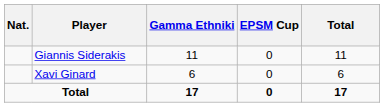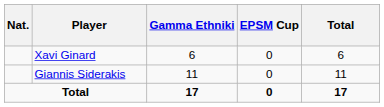rows swapped: (80, 55) <-> (65, 74)
